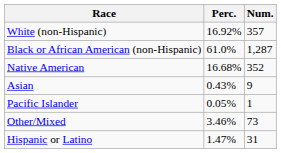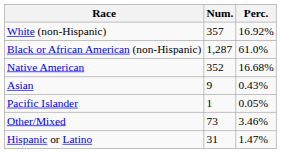columns swapped: (260, 13) <-> (224, 13)
